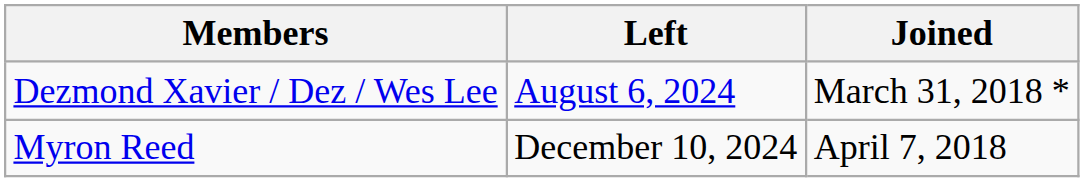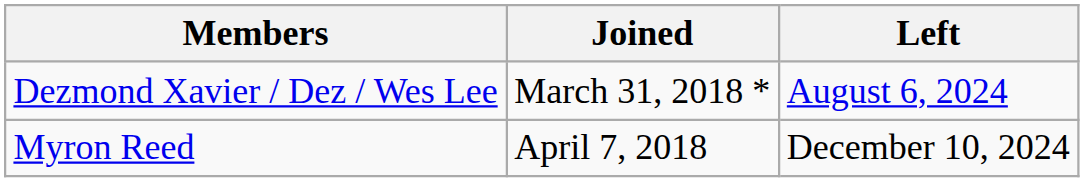columns swapped: (942, 33) <-> (656, 33)
